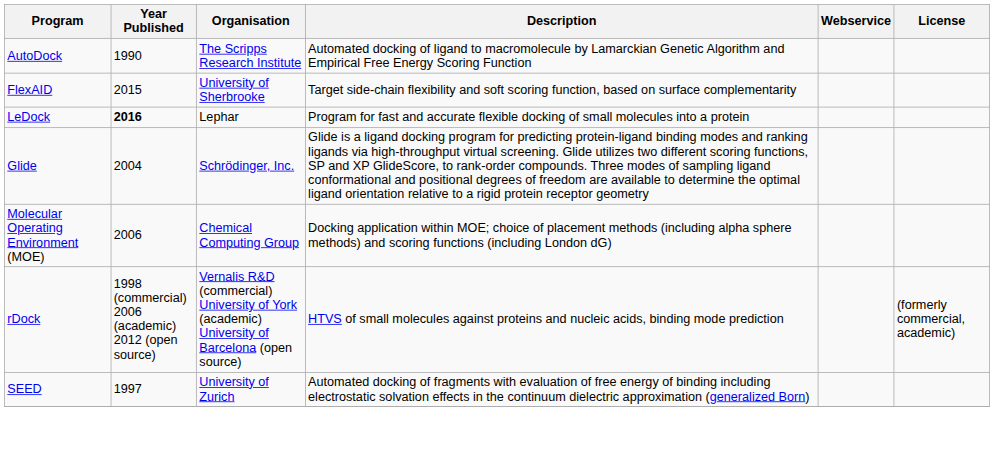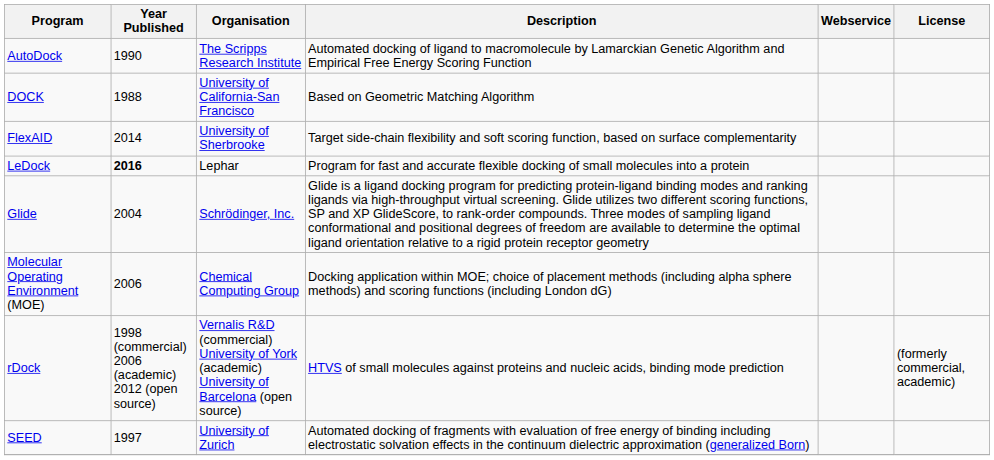+ row: (26, 97)
(128, 90) 2015 -> (128, 138) 2014
